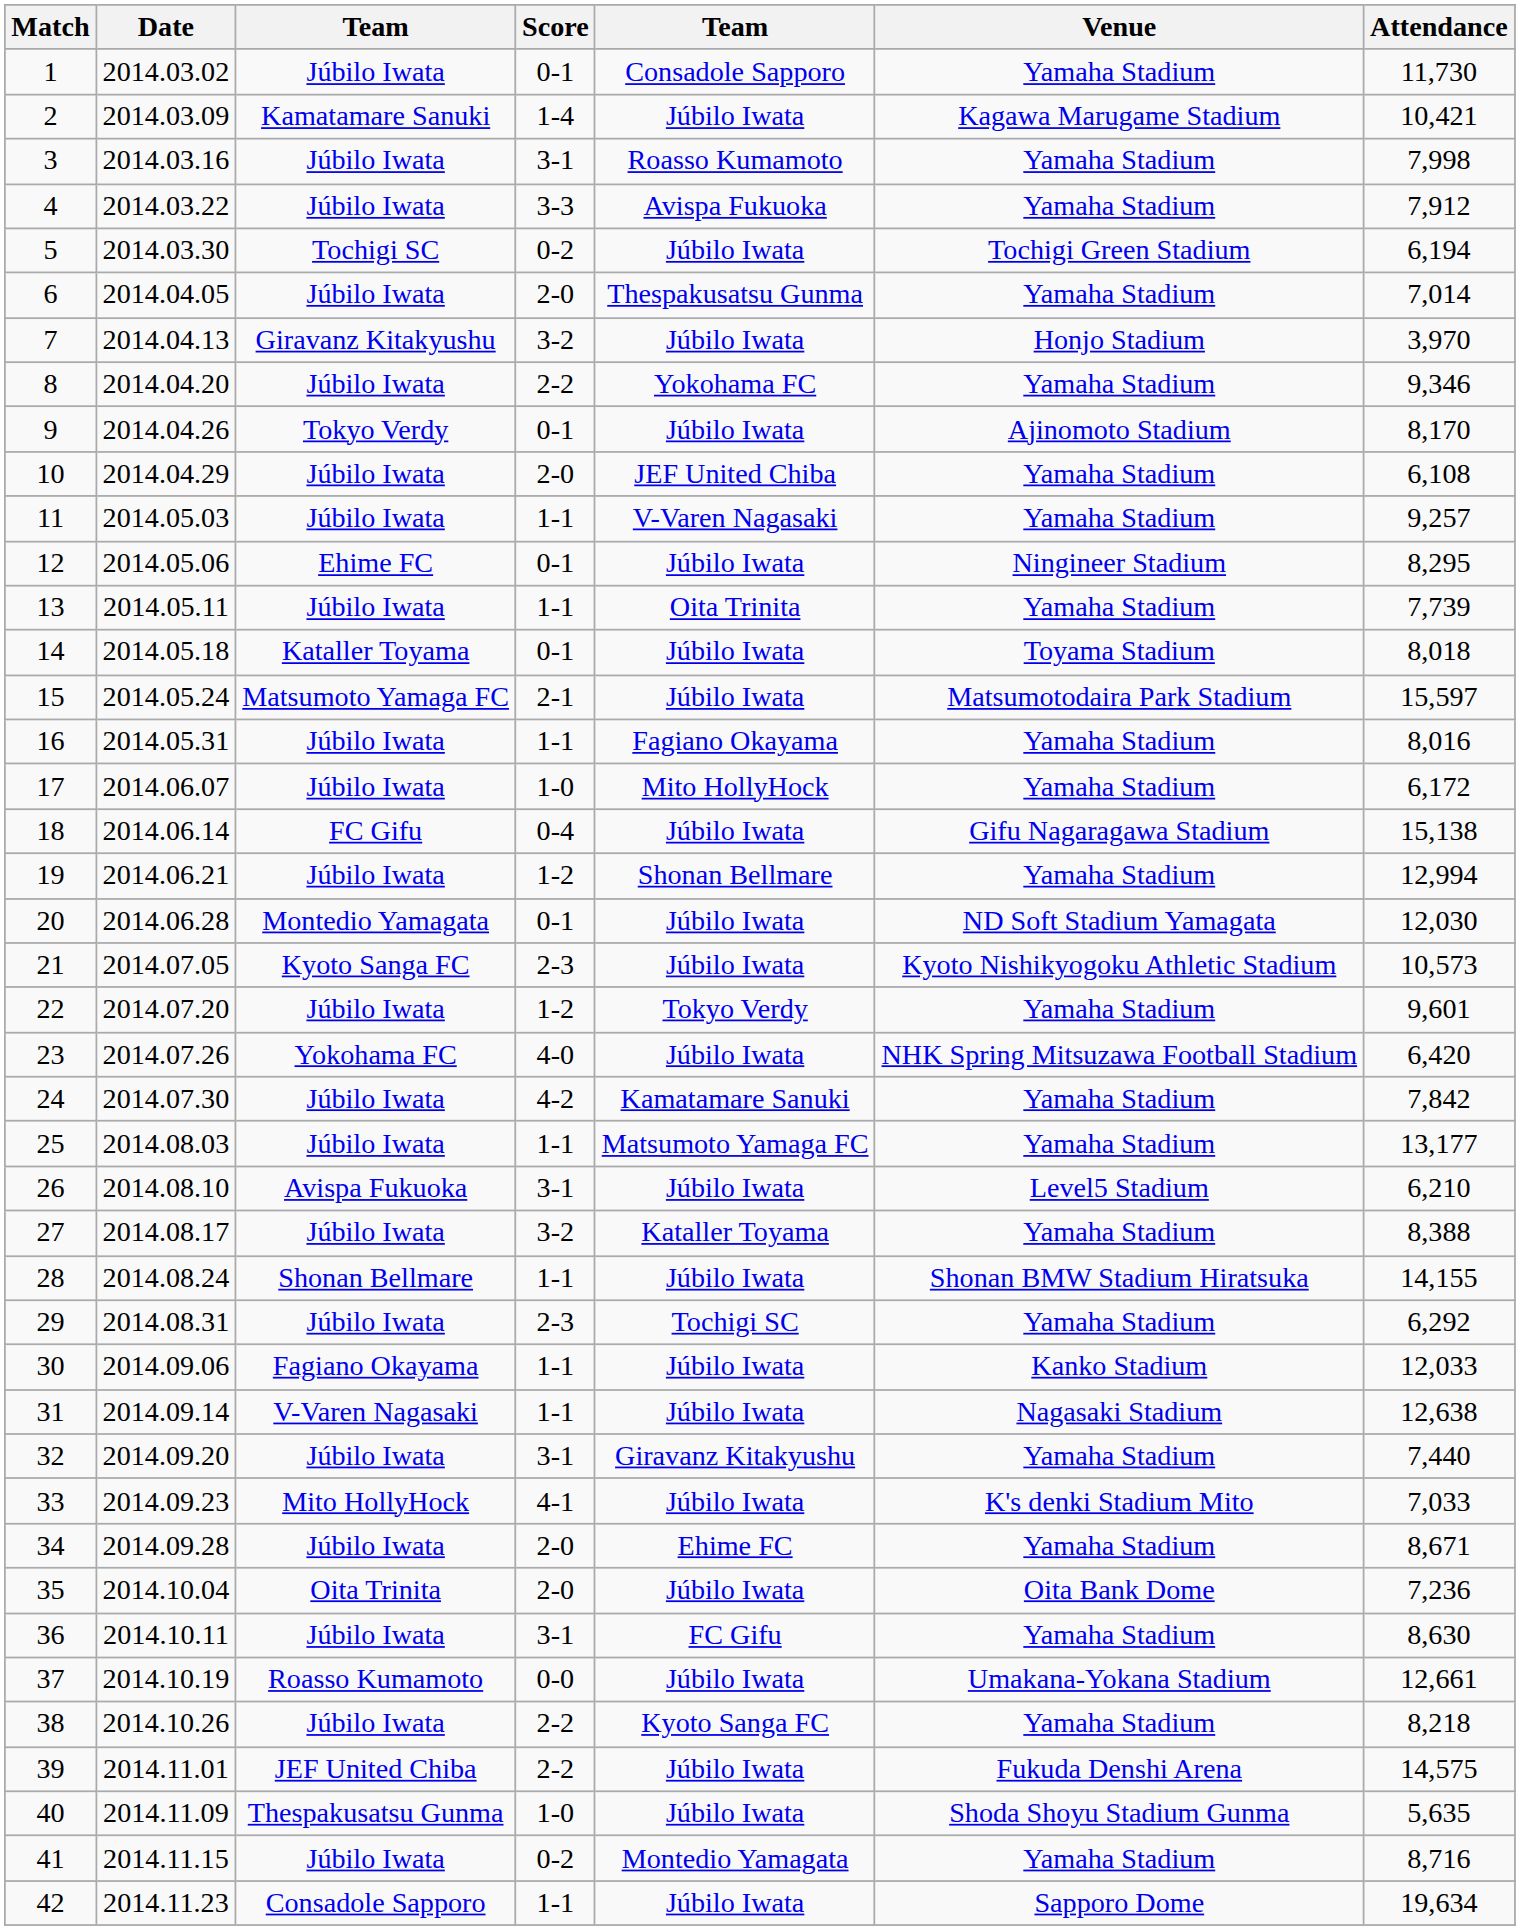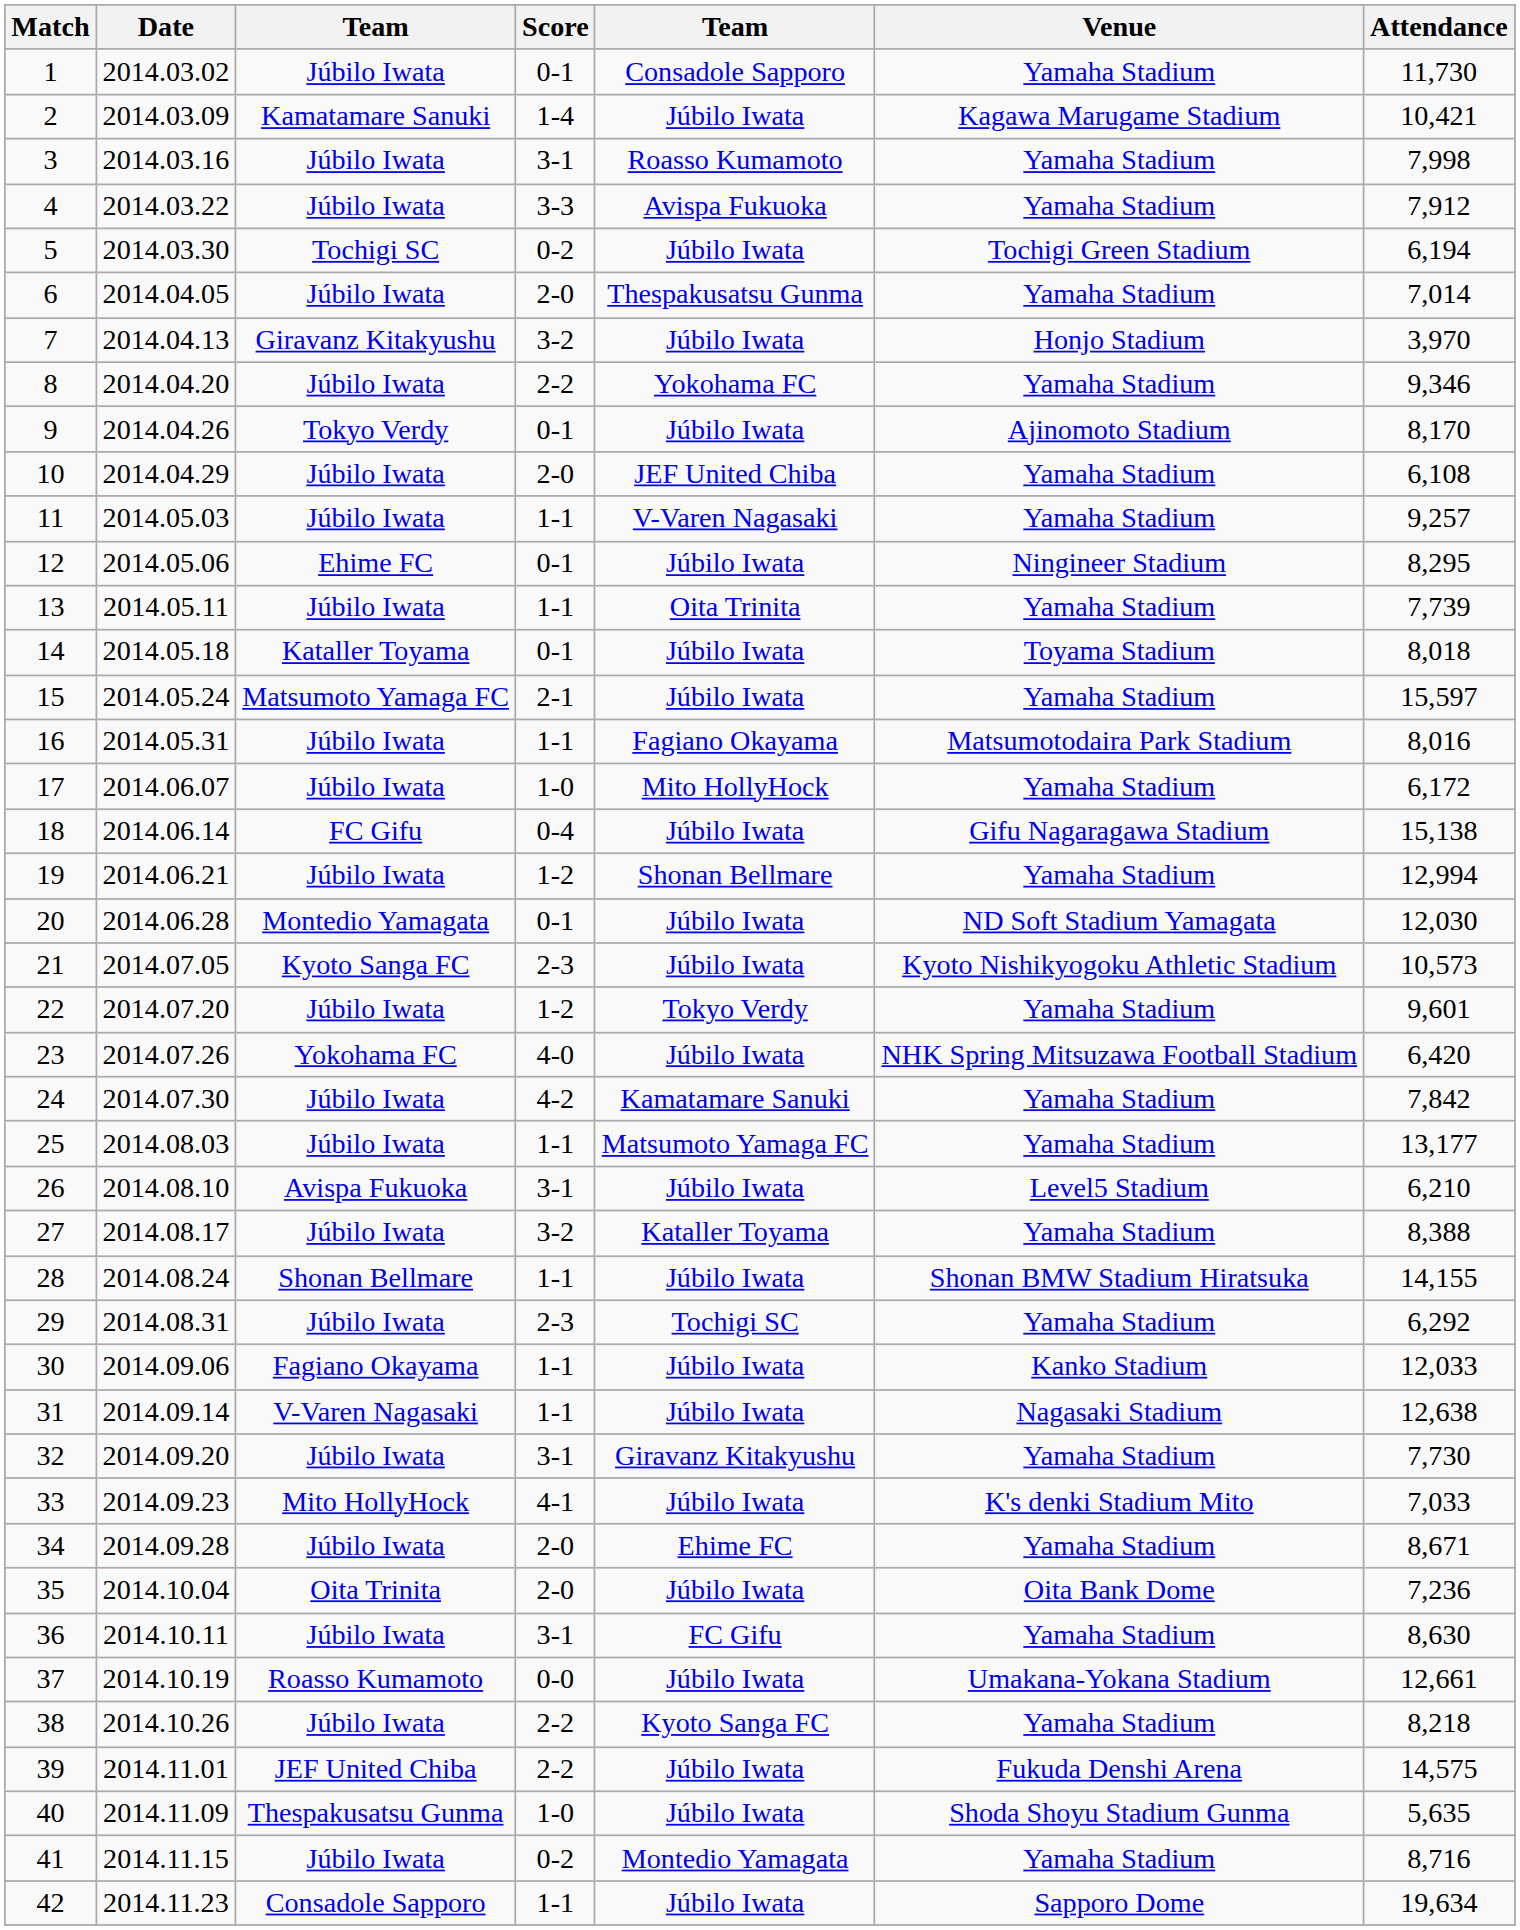(1119, 696) Matsumotodaira Park Stadium -> (1119, 696) Yamaha Stadium
(1119, 741) Yamaha Stadium -> (1119, 741) Matsumotodaira Park Stadium
(1439, 1455) 7,440 -> (1439, 1455) 7,730
